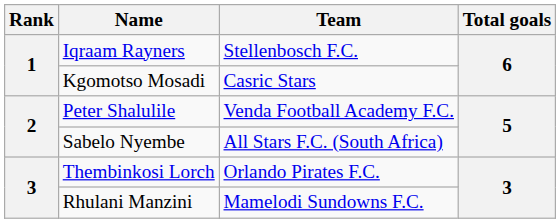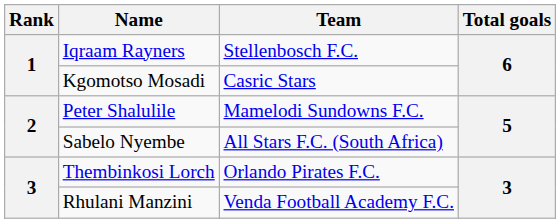(339, 111) Venda Football Academy F.C. -> (324, 111) Mamelodi Sundowns F.C.
(324, 202) Mamelodi Sundowns F.C. -> (339, 202) Venda Football Academy F.C.
